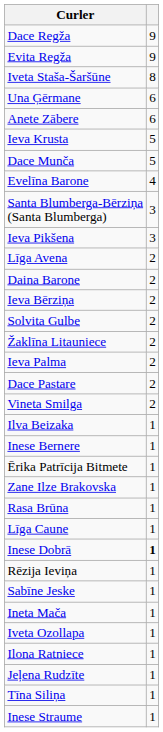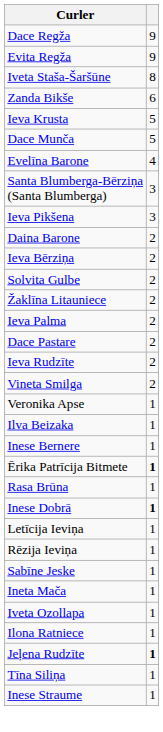+ row: (40, 98)
- row: (44, 98)
- row: (43, 118)
- row: (37, 258)
+ row: (41, 362)
+ row: (46, 404)
(152, 466) normal -> (152, 466) bold
- row: (62, 487)
- row: (38, 529)
+ row: (45, 529)
(152, 674) normal -> (152, 653) bold
